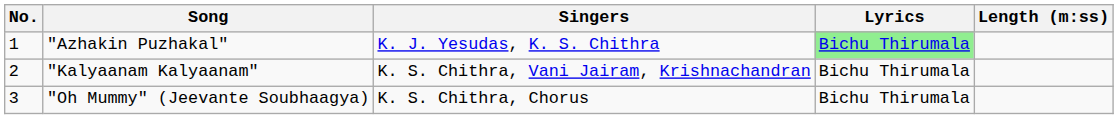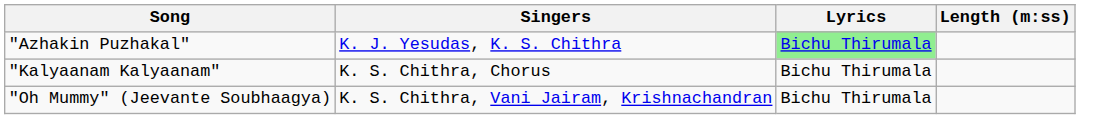- column: (24, 19)
(594, 73) K. S. Chithra, Vani Jairam, Krishnachandran -> (445, 73) K. S. Chithra, Chorus
(483, 100) K. S. Chithra, Chorus -> (556, 100) K. S. Chithra, Vani Jairam, Krishnachandran
